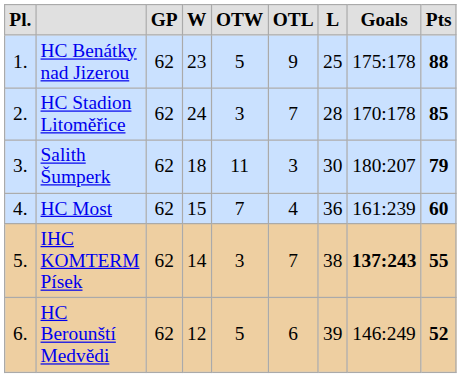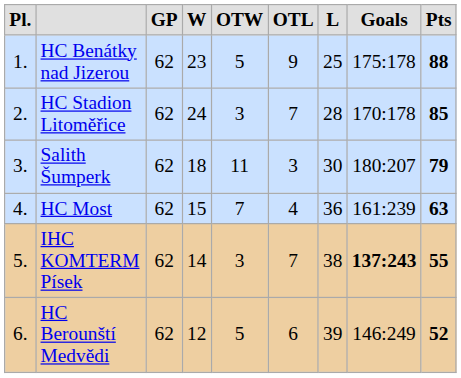(439, 208) 60 -> (439, 208) 63
